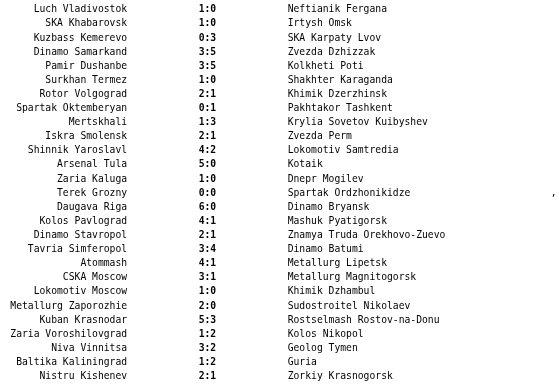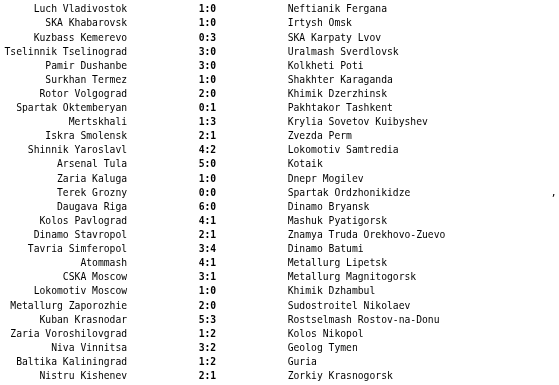- row: (80, 51)
+ row: (66, 51)
(207, 65) 3:5 -> (207, 65) 3:0
(207, 94) 2:1 -> (207, 94) 2:0
